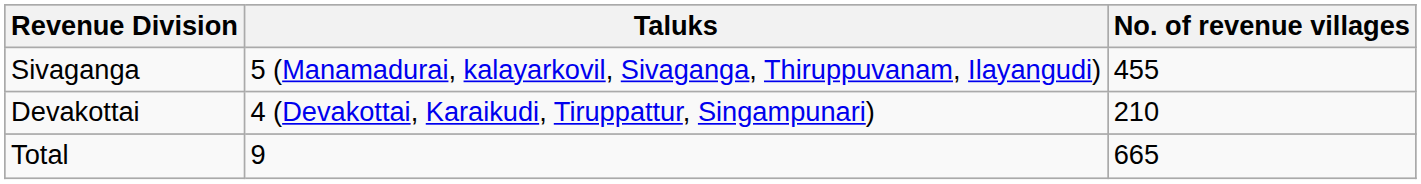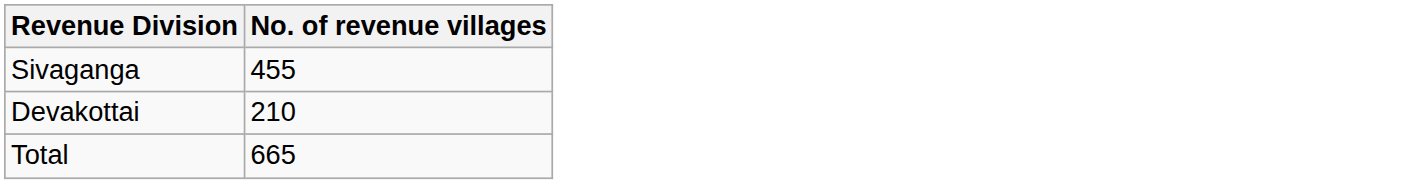- column: (676, 26)
